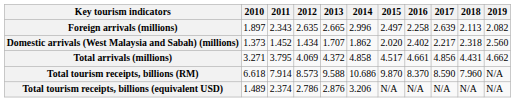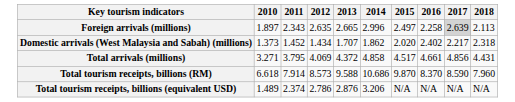- column: (497, 12)
(444, 27) no background -> (458, 27) lightgrey background
